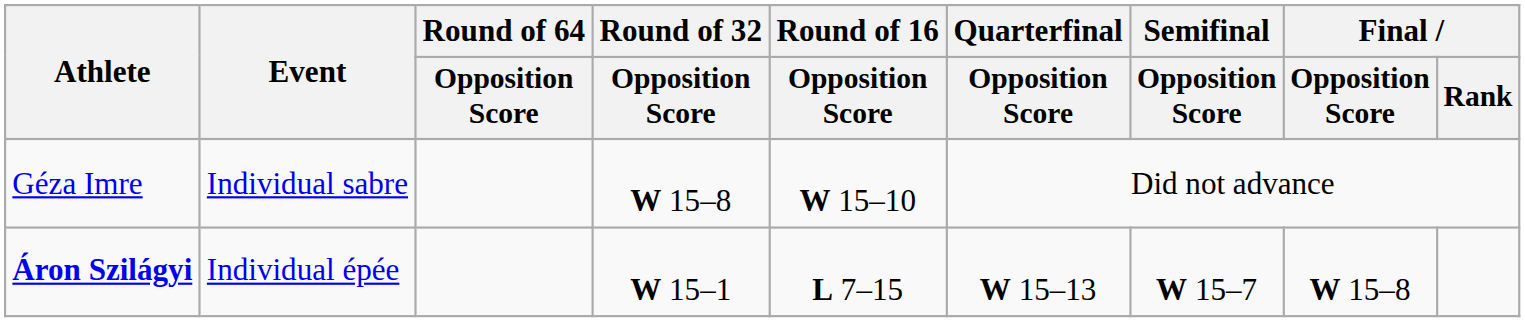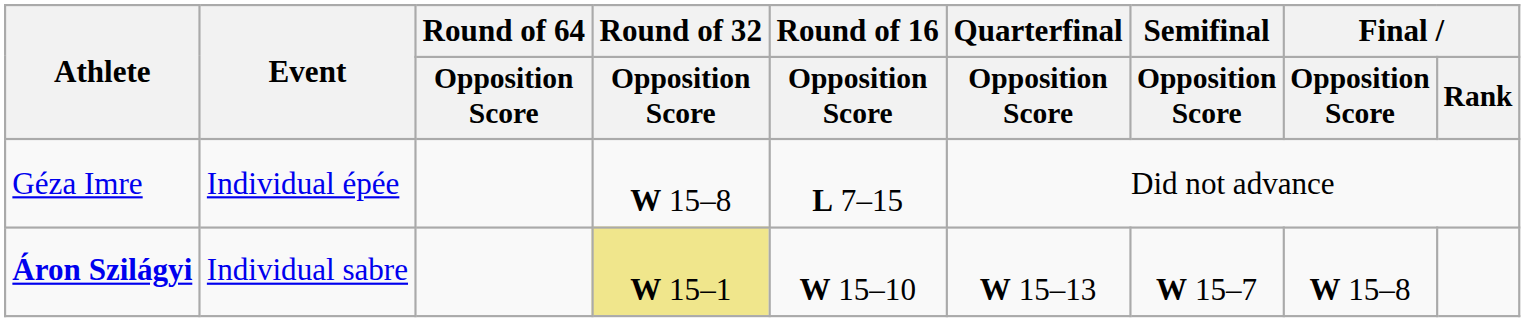(307, 183) Individual sabre -> (303, 183) Individual épée
(858, 201) W 15–10 -> (858, 201) L 7–15
(303, 271) Individual épée -> (307, 271) Individual sabre
(681, 289) no background -> (681, 289) khaki background
(858, 289) L 7–15 -> (858, 289) W 15–10
